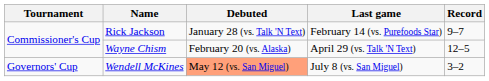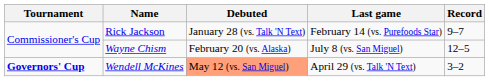(363, 48) April 29 (vs. Talk 'N Text) -> (357, 48) July 8 (vs. San Miguel)
(42, 66) normal -> (46, 66) bold
(357, 66) July 8 (vs. San Miguel) -> (363, 66) April 29 (vs. Talk 'N Text)
